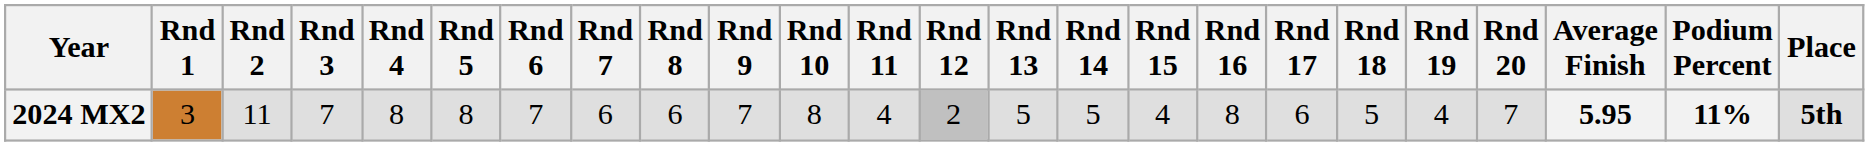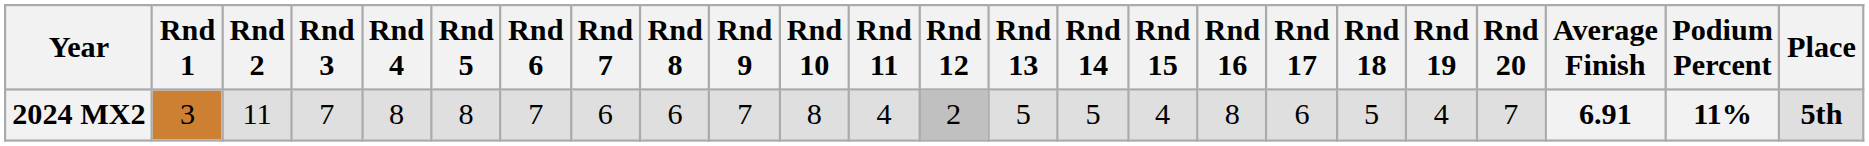(1605, 114) 5.95 -> (1605, 114) 6.91
